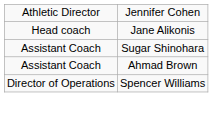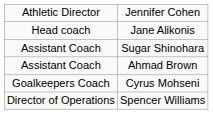+ row: (163, 83)
